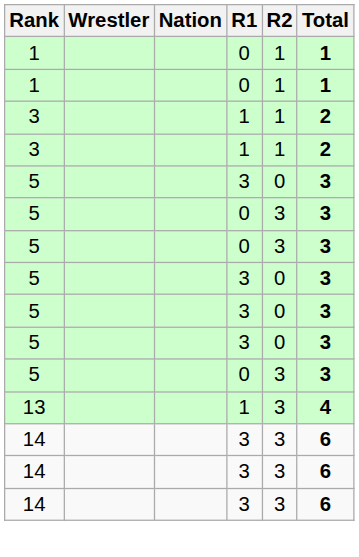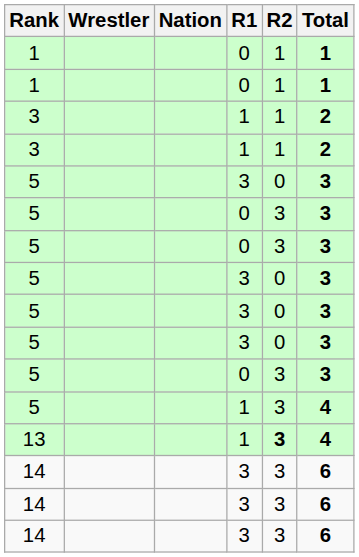+ row: (34, 407)
(280, 407) normal -> (280, 439) bold
